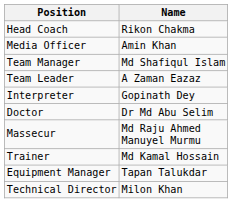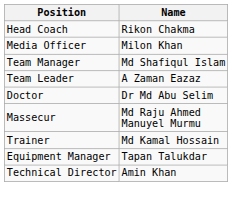(149, 46) Amin Khan -> (152, 46) Milon Khan
- row: (40, 95)
(152, 190) Milon Khan -> (149, 173) Amin Khan
